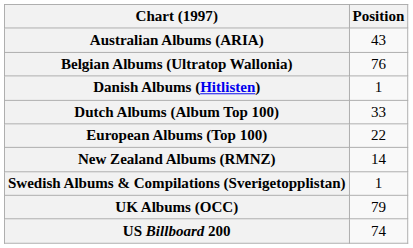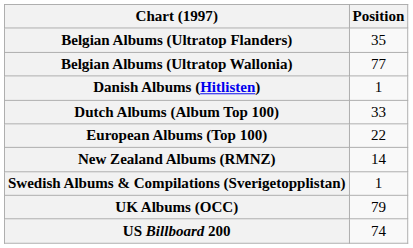- row: (177, 40)
+ row: (177, 40)
(378, 64) 76 -> (378, 64) 77
